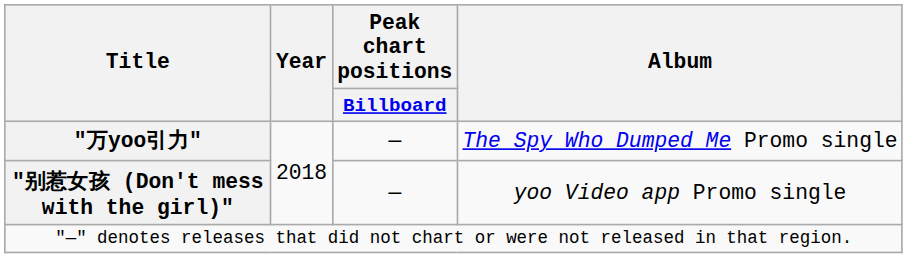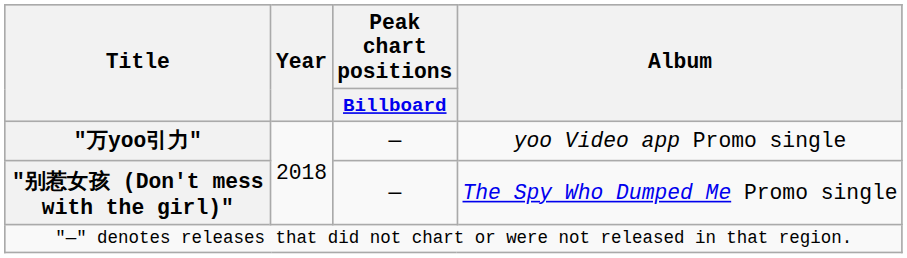(680, 141) The Spy Who Dumped Me Promo single -> (680, 141) yoo Video app Promo single
(680, 193) yoo Video app Promo single -> (680, 193) The Spy Who Dumped Me Promo single
